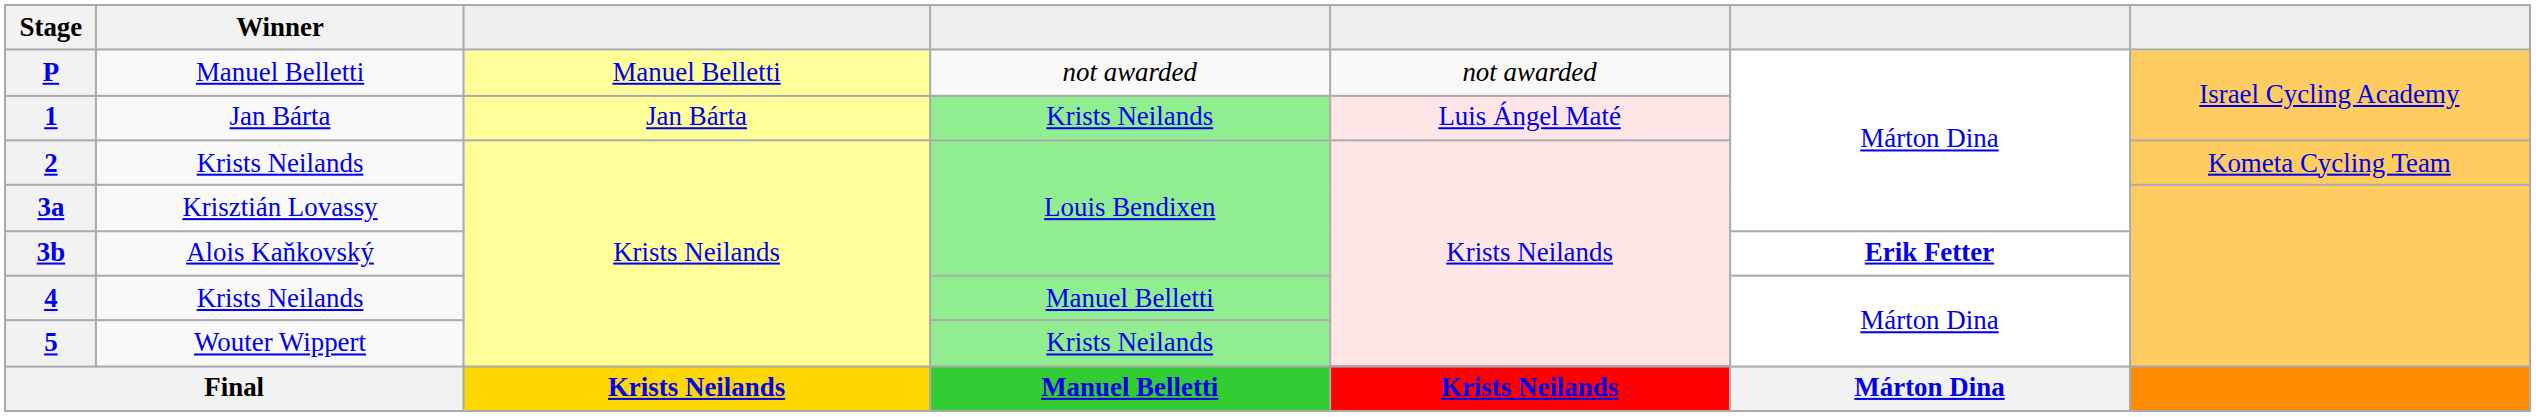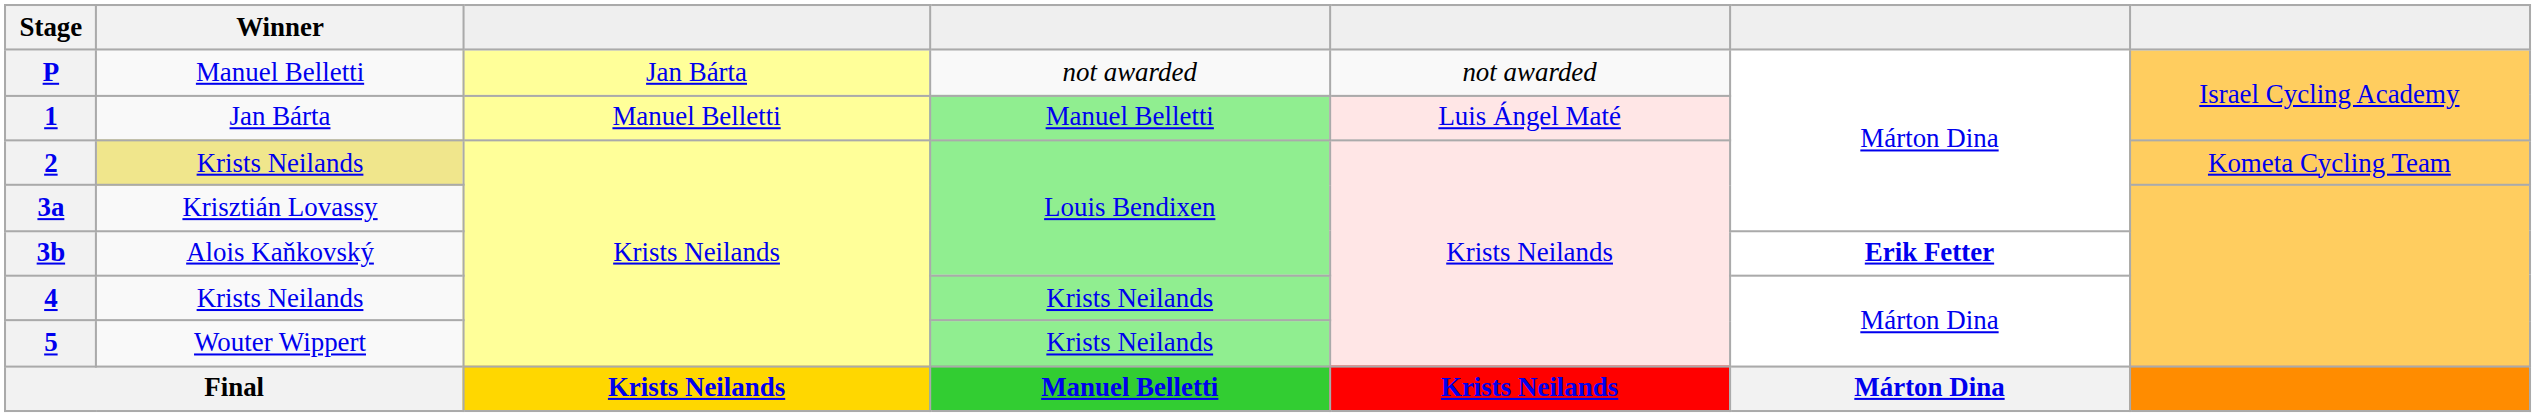(697, 72) Manuel Belletti -> (697, 72) Jan Bárta
(697, 117) Jan Bárta -> (697, 117) Manuel Belletti
(1130, 117) Krists Neilands -> (1130, 117) Manuel Belletti
(280, 162) no background -> (280, 162) khaki background
(1130, 297) Manuel Belletti -> (1130, 297) Krists Neilands
